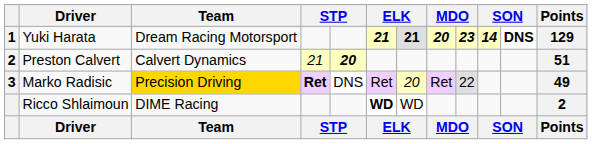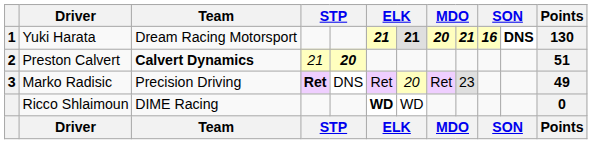(467, 38) 23 -> (467, 38) 21
(489, 38) 14 -> (489, 38) 16
(562, 38) 129 -> (562, 38) 130
(191, 60) normal -> (195, 60) bold
(188, 82) gold background -> (188, 82) no background
(467, 82) 22 -> (467, 82) 23
(562, 104) 2 -> (562, 104) 0
